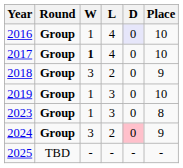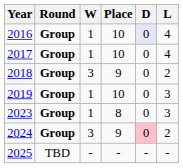columns swapped: (112, 14) <-> (161, 14)
(91, 53) bold -> (91, 53) normal
